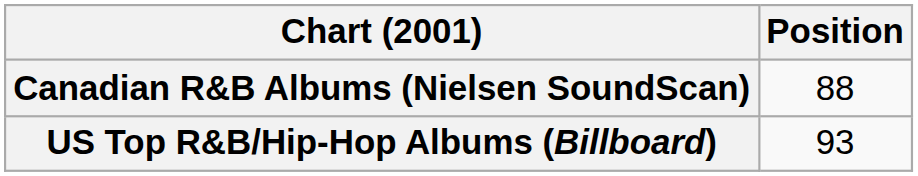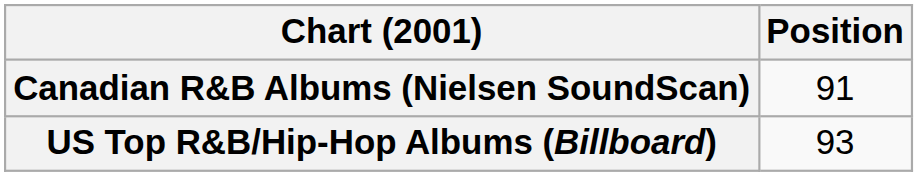(835, 87) 88 -> (835, 87) 91
